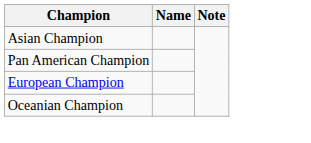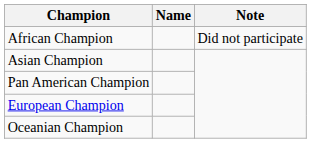+ row: (60, 37)
